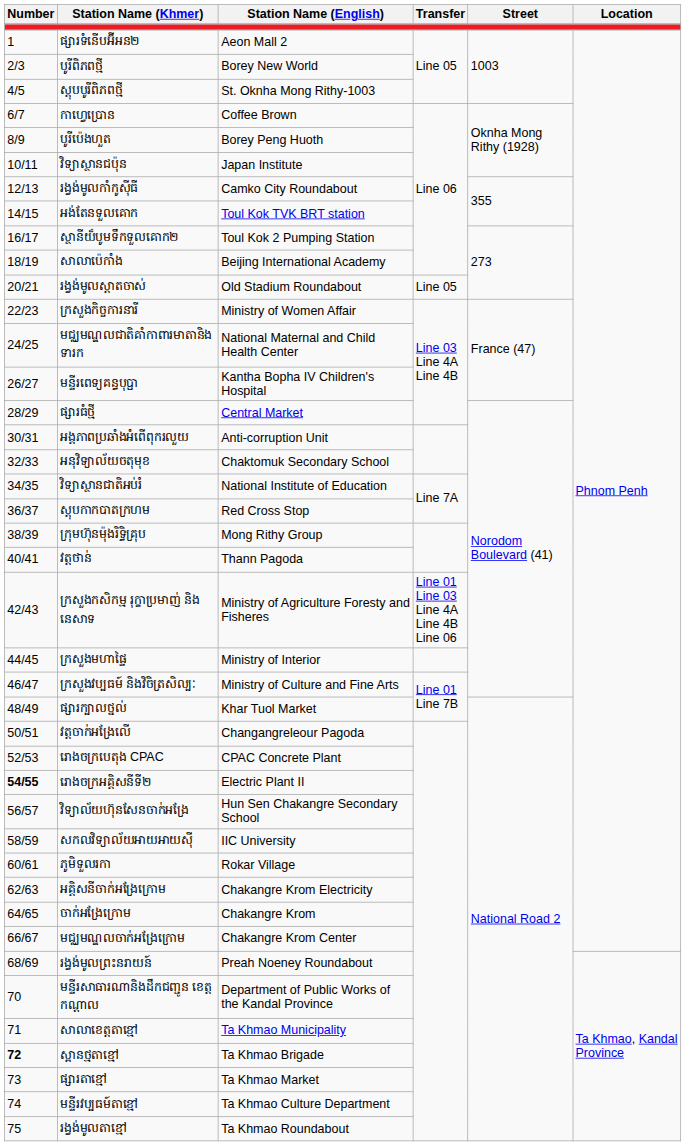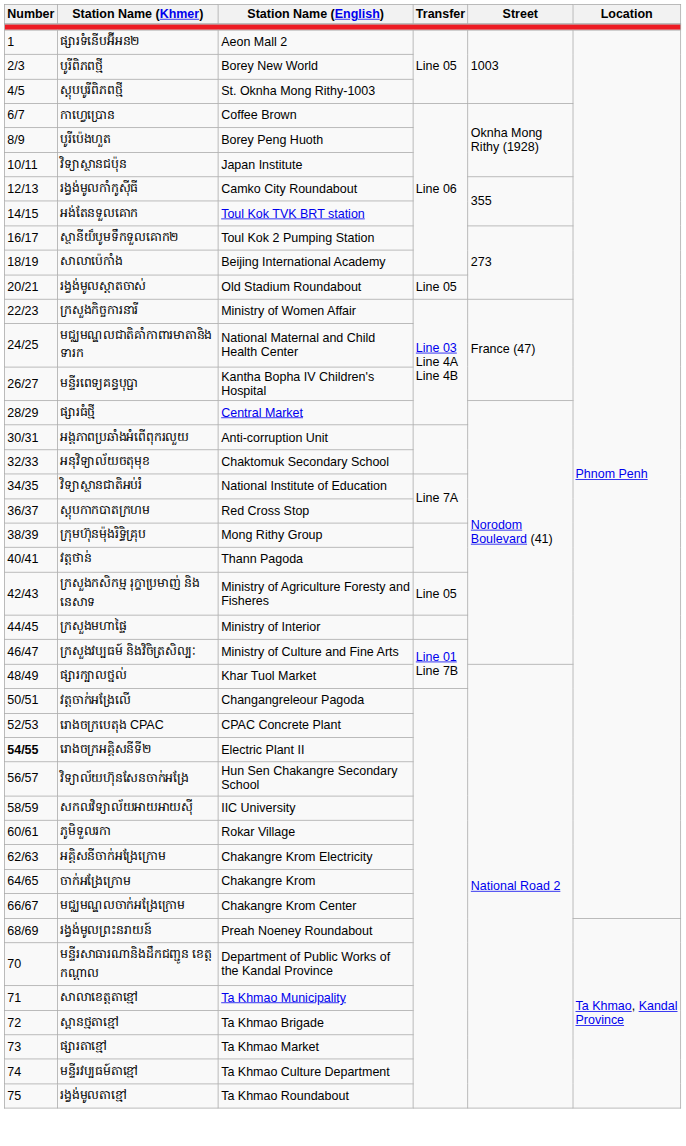(437, 610) Line 01 Line 03 Line 4A Line 4B Line 06 -> (436, 593) Line 05
(14, 1055) bold -> (14, 1022) normal
